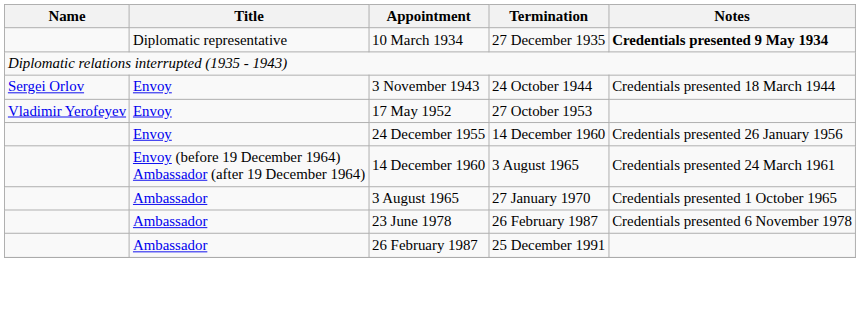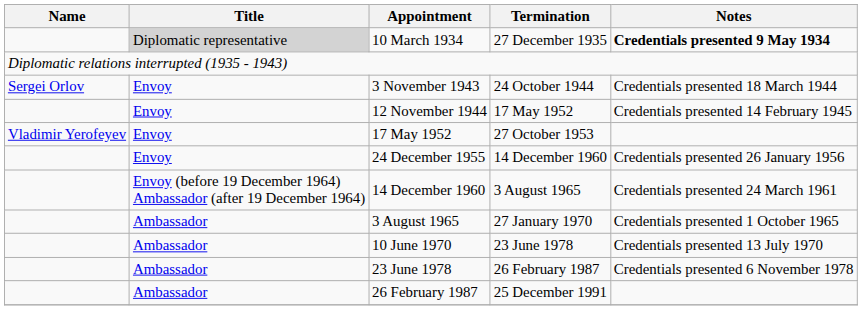(210, 39) no background -> (210, 39) lightgrey background
+ row: (429, 110)
+ row: (412, 245)
